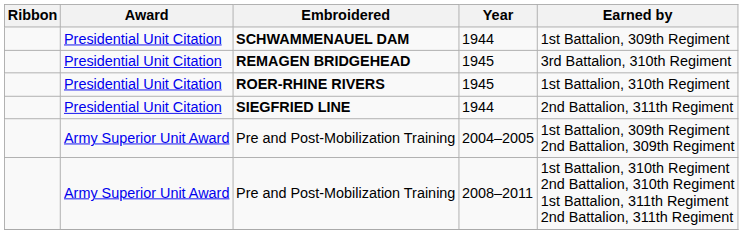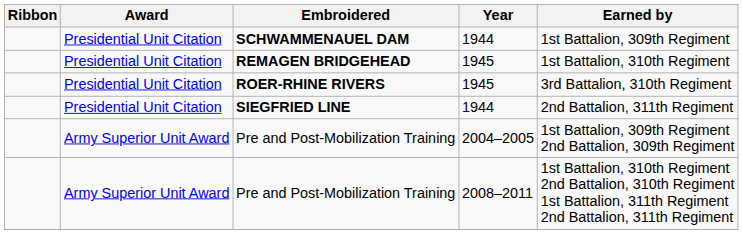(636, 61) 3rd Battalion, 310th Regiment -> (635, 61) 1st Battalion, 310th Regiment
(635, 84) 1st Battalion, 310th Regiment -> (636, 84) 3rd Battalion, 310th Regiment
